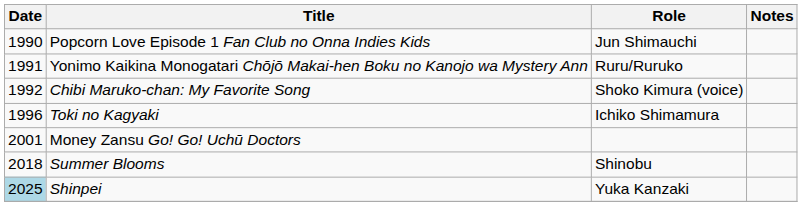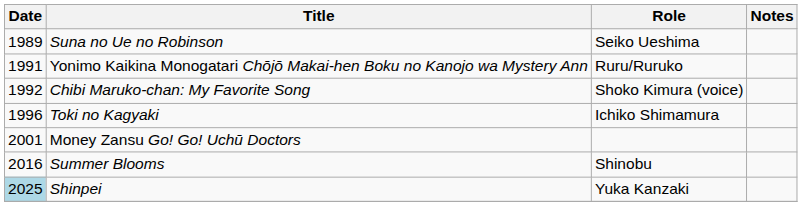+ row: (136, 41)
- row: (240, 41)
(25, 164) 2018 -> (25, 164) 2016
